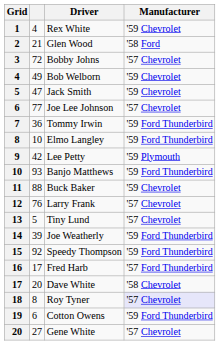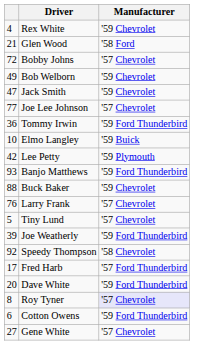- column: (17, 12)
(170, 140) '59 Ford Thunderbird -> (120, 140) '59 Buick
(170, 252) '59 Ford Thunderbird -> (128, 252) '58 Chevrolet
(154, 284) '58 Chevrolet -> (144, 284) '59 Ford Thunderbird
